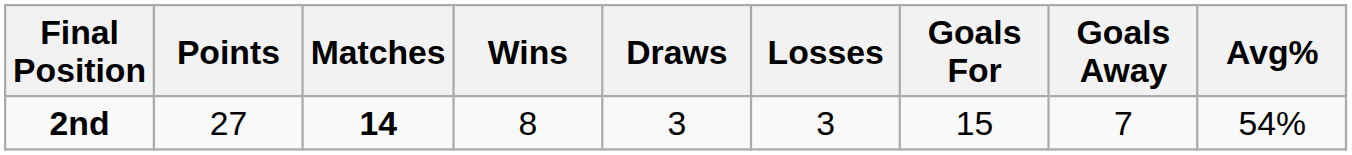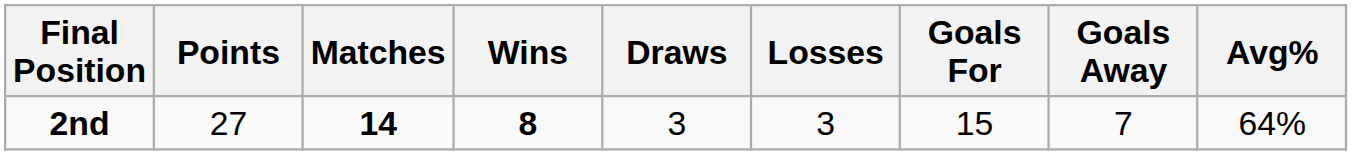(528, 123) normal -> (528, 123) bold
(1272, 123) 54% -> (1272, 123) 64%
